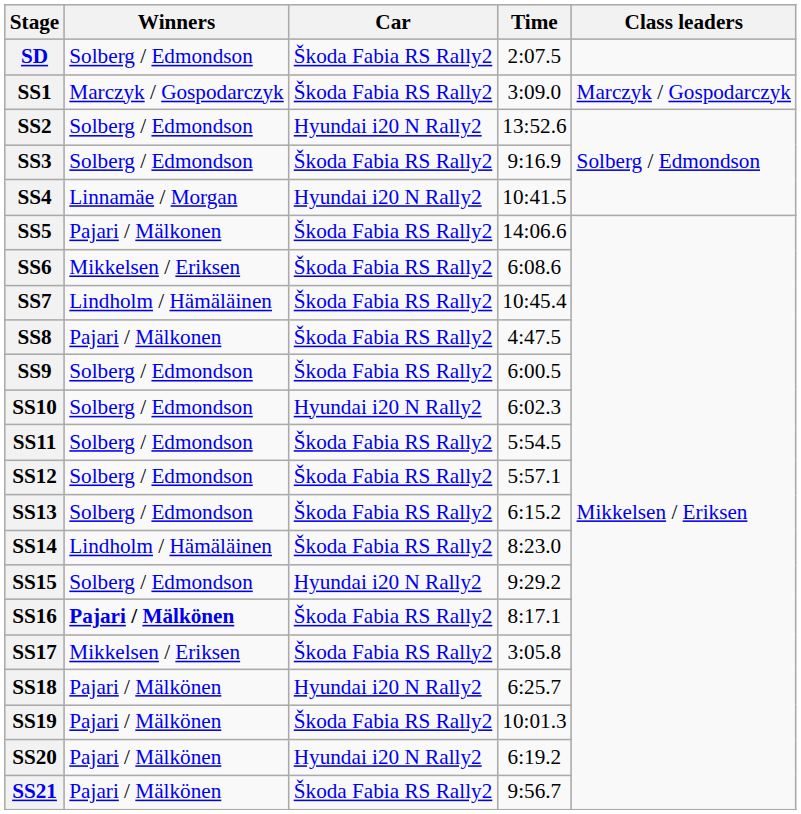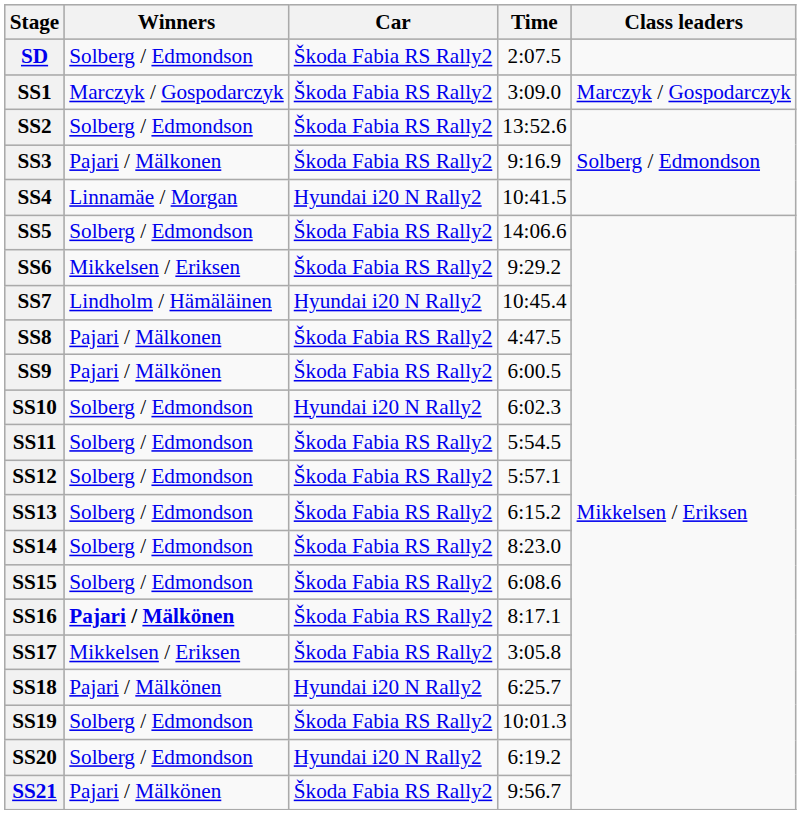(388, 126) Hyundai i20 N Rally2 -> (393, 126) Škoda Fabia RS Rally2
(161, 161) Solberg / Edmondson -> (145, 161) Pajari / Mälkonen
(145, 231) Pajari / Mälkonen -> (161, 231) Solberg / Edmondson
(534, 266) 6:08.6 -> (534, 266) 9:29.2
(393, 301) Škoda Fabia RS Rally2 -> (388, 301) Hyundai i20 N Rally2
(161, 371) Solberg / Edmondson -> (145, 371) Pajari / Mälkönen
(171, 546) Lindholm / Hämäläinen -> (161, 546) Solberg / Edmondson
(388, 581) Hyundai i20 N Rally2 -> (393, 581) Škoda Fabia RS Rally2
(534, 581) 9:29.2 -> (534, 581) 6:08.6
(145, 721) Pajari / Mälkönen -> (161, 721) Solberg / Edmondson
(145, 756) Pajari / Mälkönen -> (161, 756) Solberg / Edmondson
